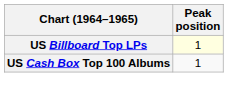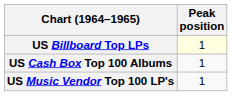+ row: (91, 81)
